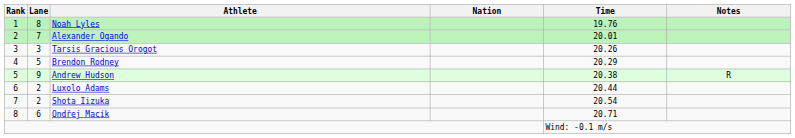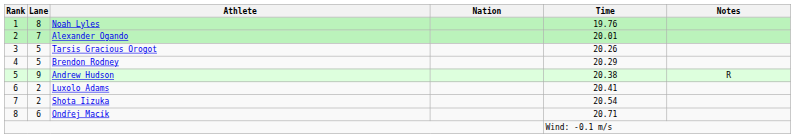(39, 50) 3 -> (39, 50) 5
(605, 88) 20.44 -> (605, 88) 20.41
